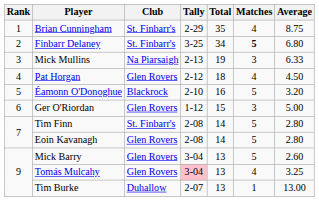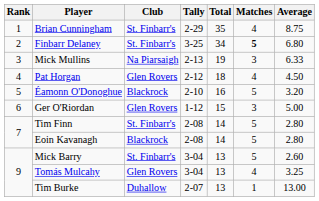(152, 140) Glen Rovers -> (147, 140) Blackrock
(152, 156) Glen Rovers -> (151, 156) St. Finbarr's
(194, 172) pink background -> (194, 172) no background
